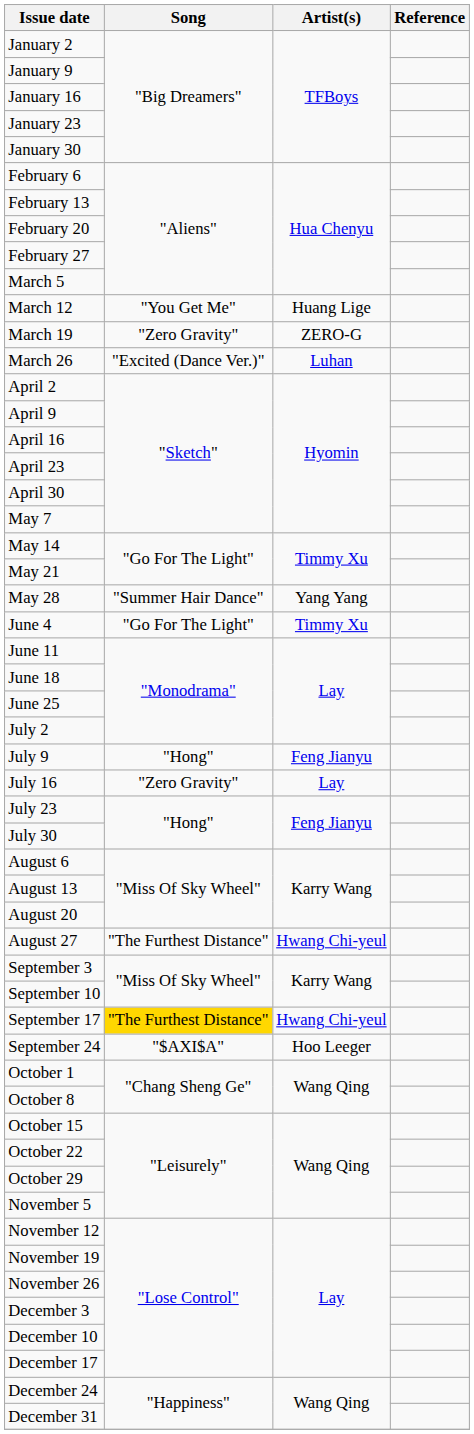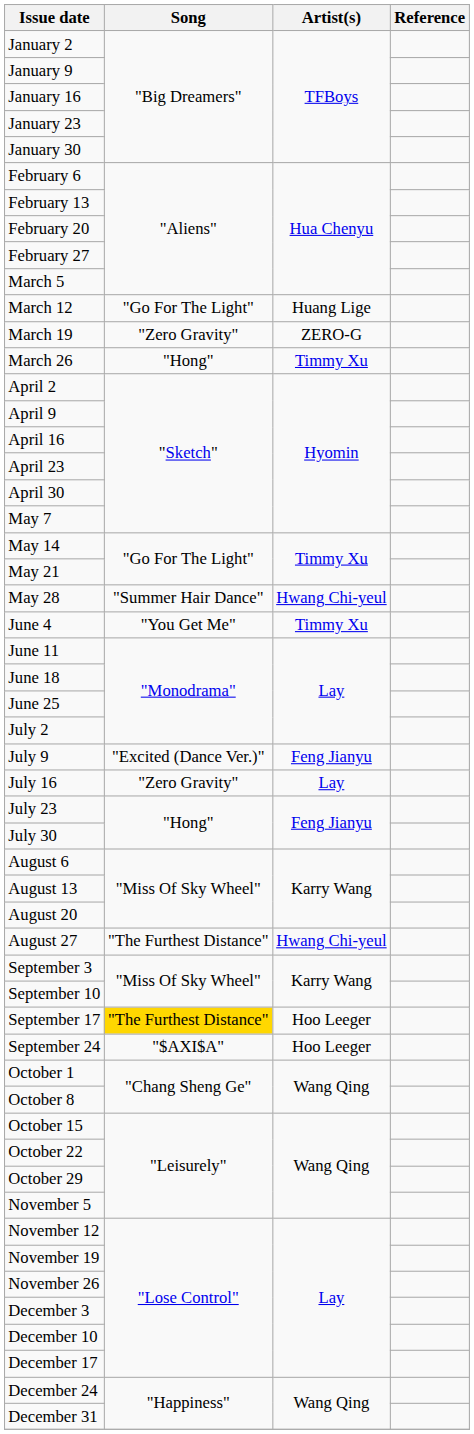(188, 307) "You Get Me" -> (188, 307) "Go For The Light"
(188, 360) "Excited (Dance Ver.)" -> (188, 360) "Hong"
(331, 360) Luhan -> (331, 360) Timmy Xu
(331, 598) Yang Yang -> (331, 598) Hwang Chi-yeul
(188, 624) "Go For The Light" -> (188, 624) "You Get Me"
(188, 756) "Hong" -> (188, 756) "Excited (Dance Ver.)"
(331, 1020) Hwang Chi-yeul -> (331, 1020) Hoo Leeger
